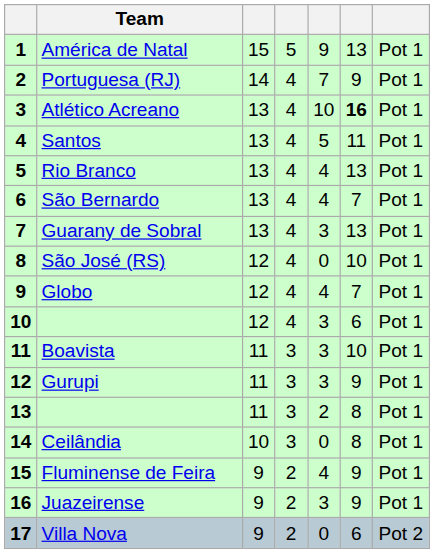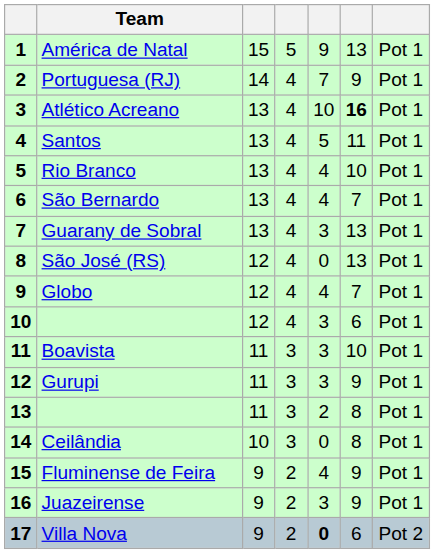(356, 170) 13 -> (356, 170) 10
(356, 261) 10 -> (356, 261) 13
(324, 532) normal -> (324, 532) bold
